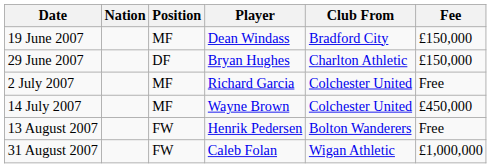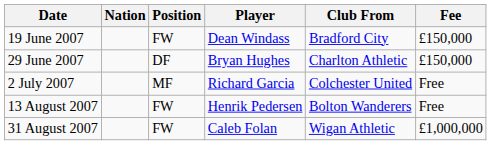(162, 38) MF -> (163, 38) FW
- row: (45, 106)
